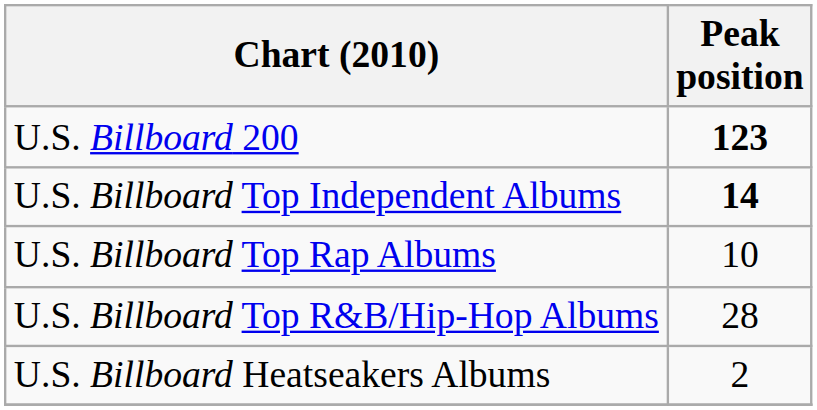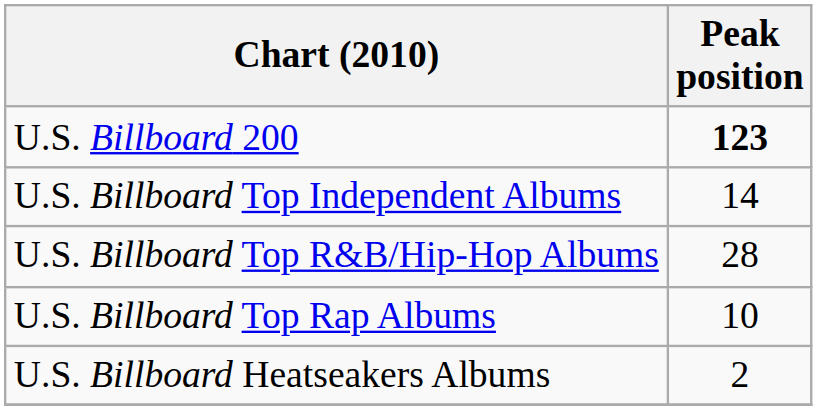(740, 195) bold -> (740, 195) normal
rows swapped: (336, 315) <-> (255, 255)
